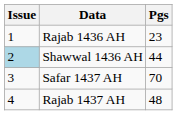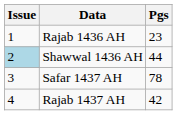(155, 78) 70 -> (155, 78) 78
(155, 99) 48 -> (155, 99) 42
